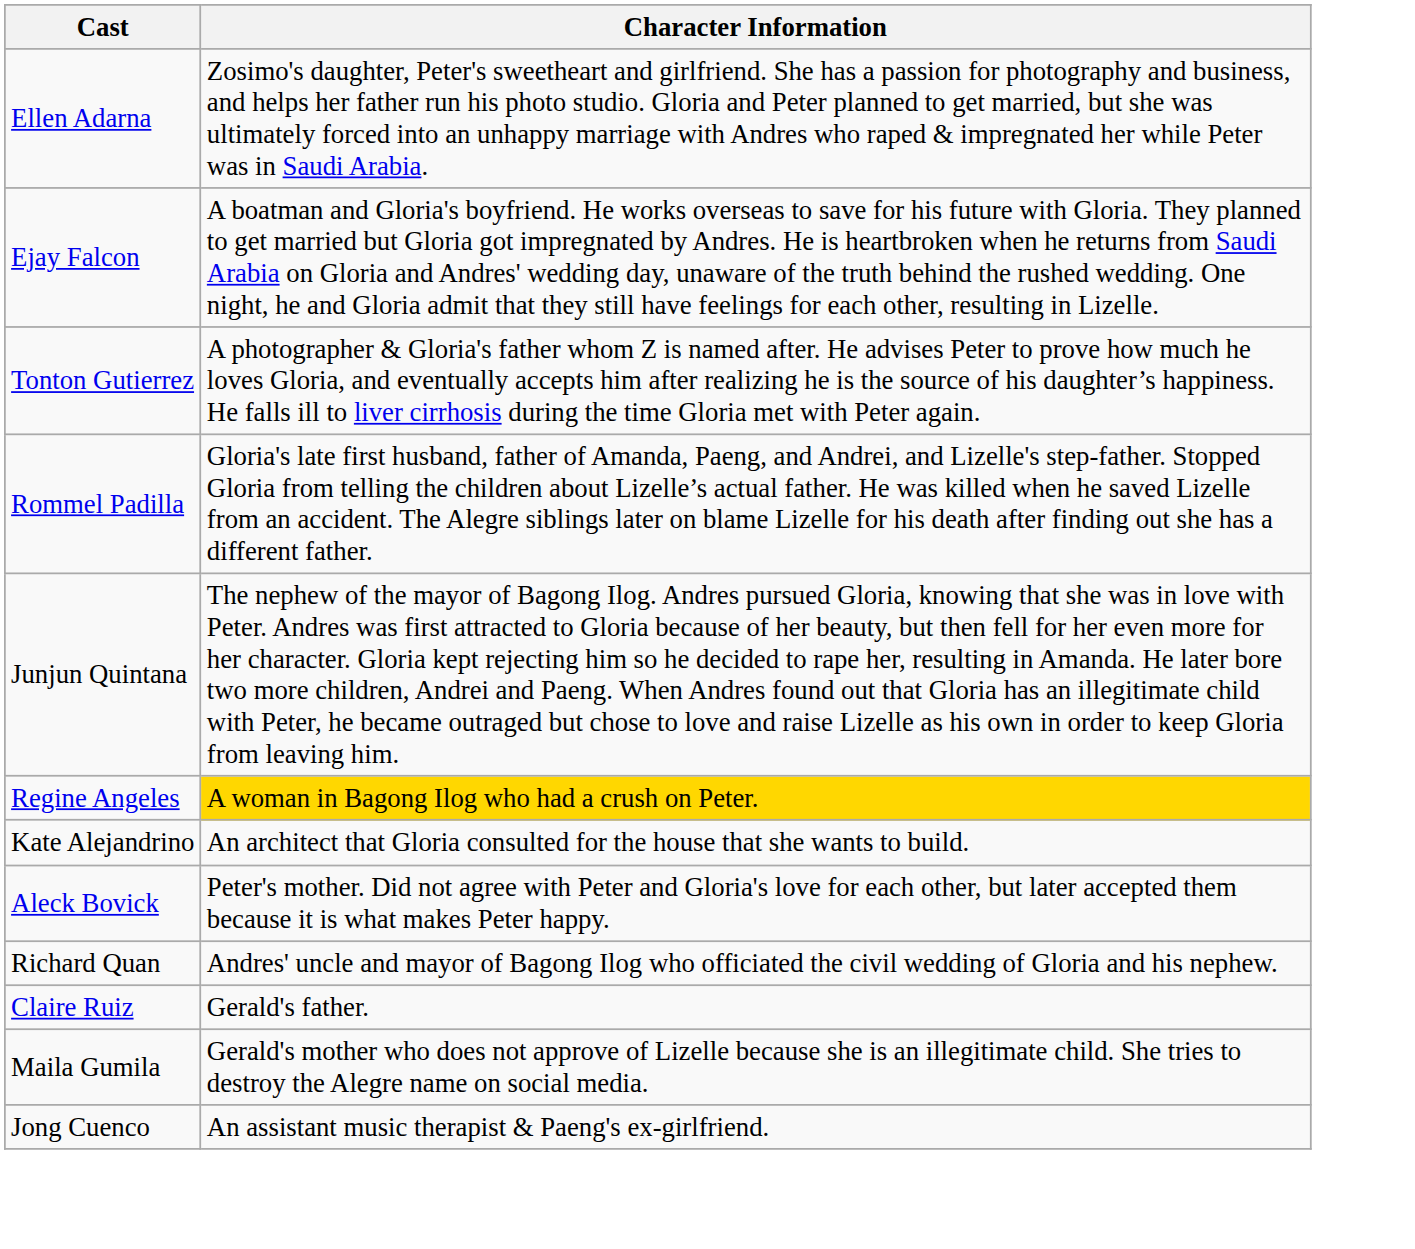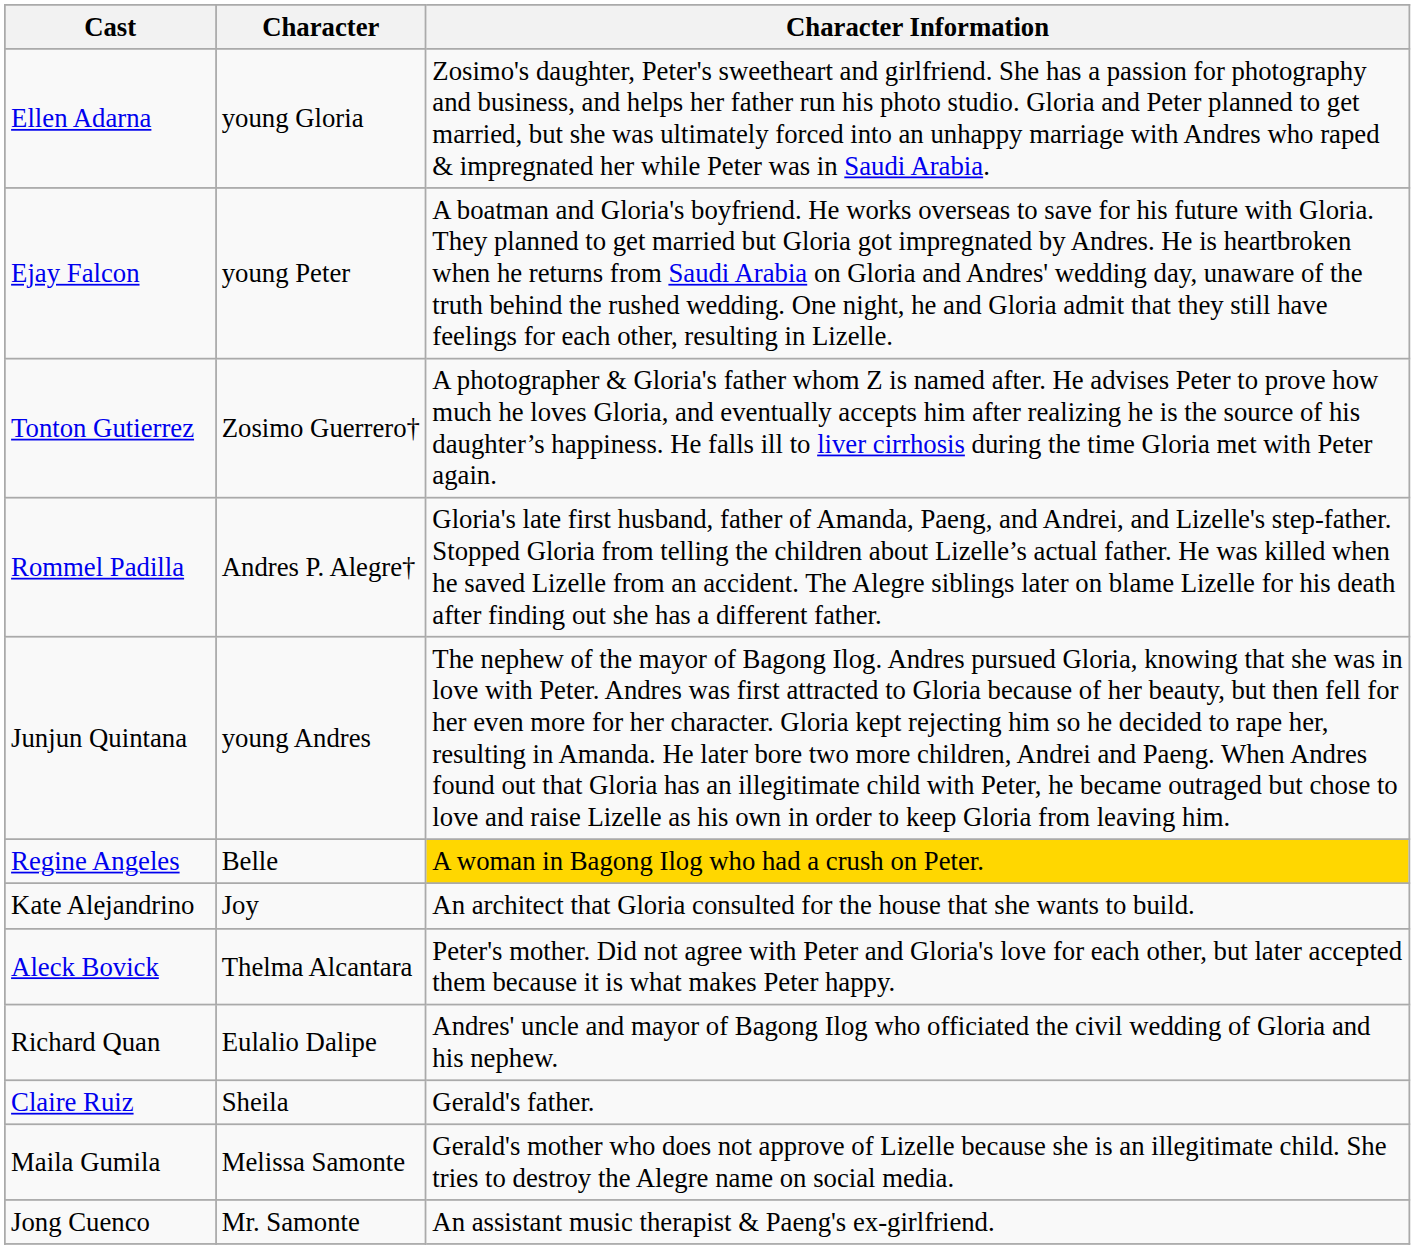+ column: (321, 26)
